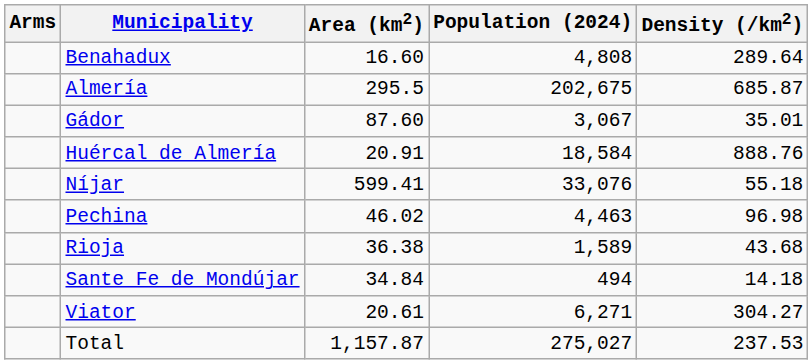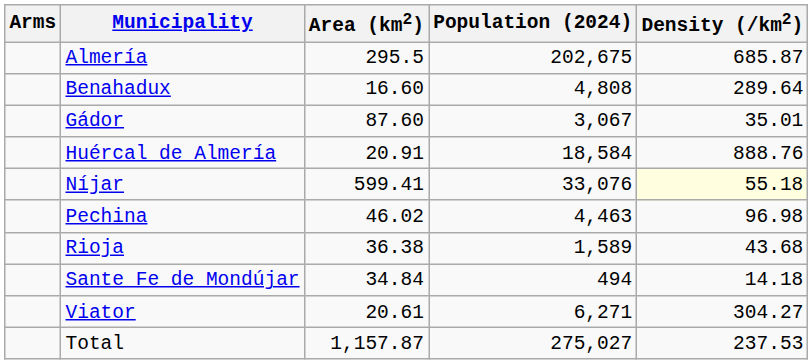rows swapped: (106, 89) <-> (118, 57)
(774, 185) no background -> (774, 185) lightyellow background
